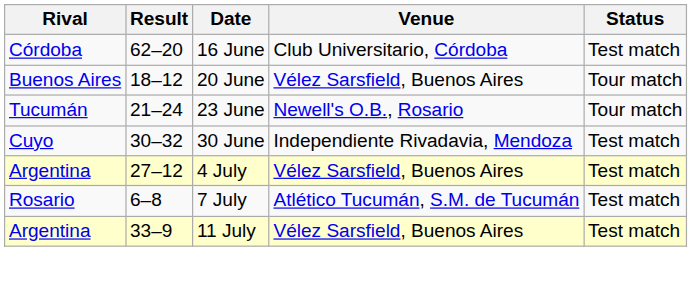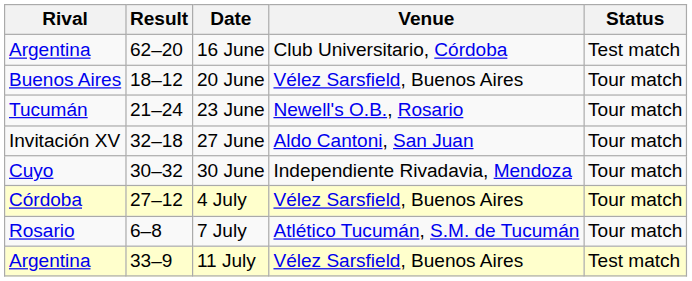(46, 49) Córdoba -> (50, 49) Argentina
+ row: (231, 140)
(634, 140) Test match -> (635, 170) Tour match
(50, 170) Argentina -> (46, 200) Córdoba
(634, 170) Test match -> (635, 200) Tour match
(634, 200) Test match -> (635, 230) Tour match
